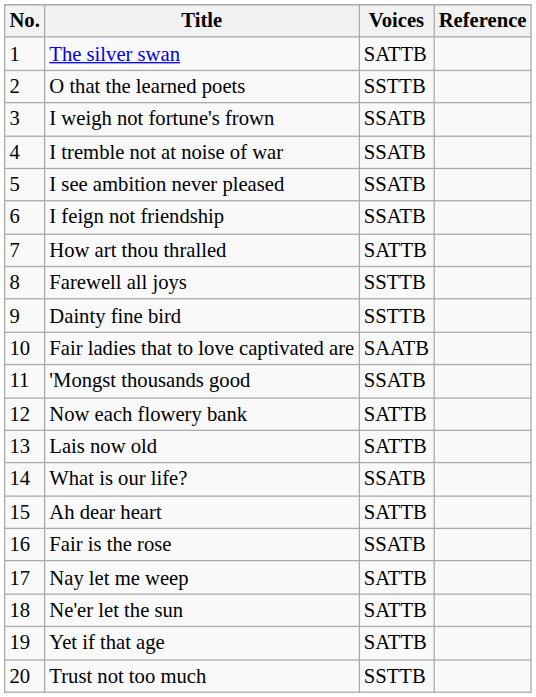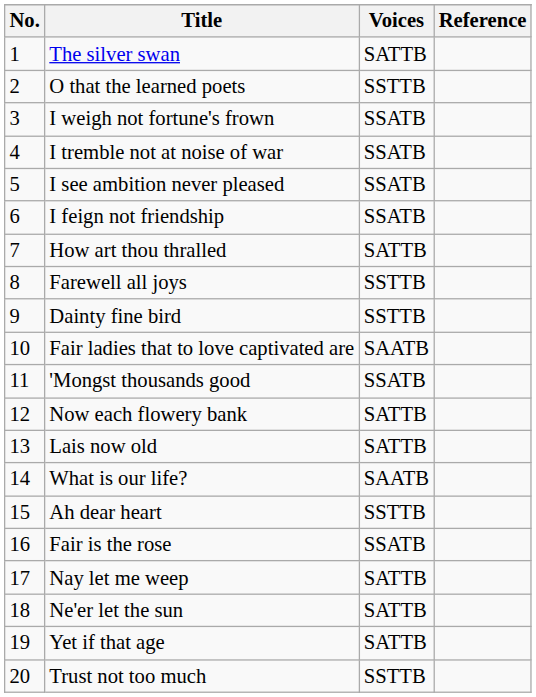(395, 479) SSATB -> (396, 479) SAATB
(395, 511) SATTB -> (395, 511) SSTTB
